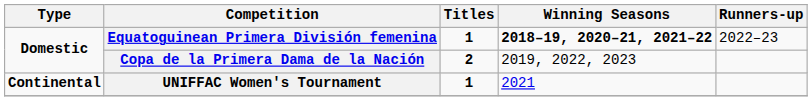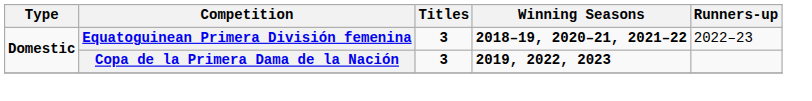(469, 39) 1 -> (444, 39) 3
(469, 62) 2 -> (444, 62) 3
(569, 62) normal -> (543, 62) bold
- row: (272, 84)
